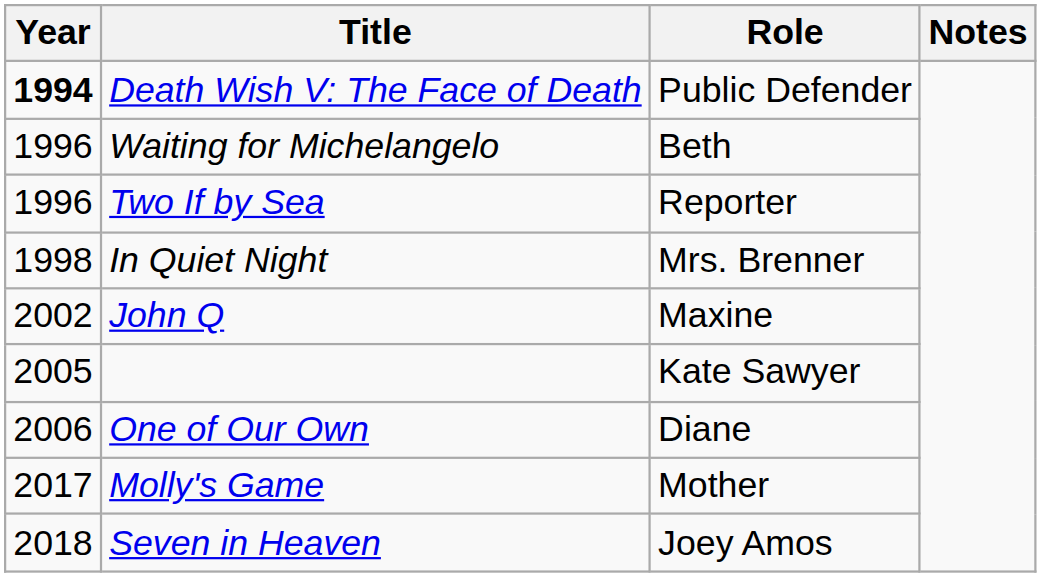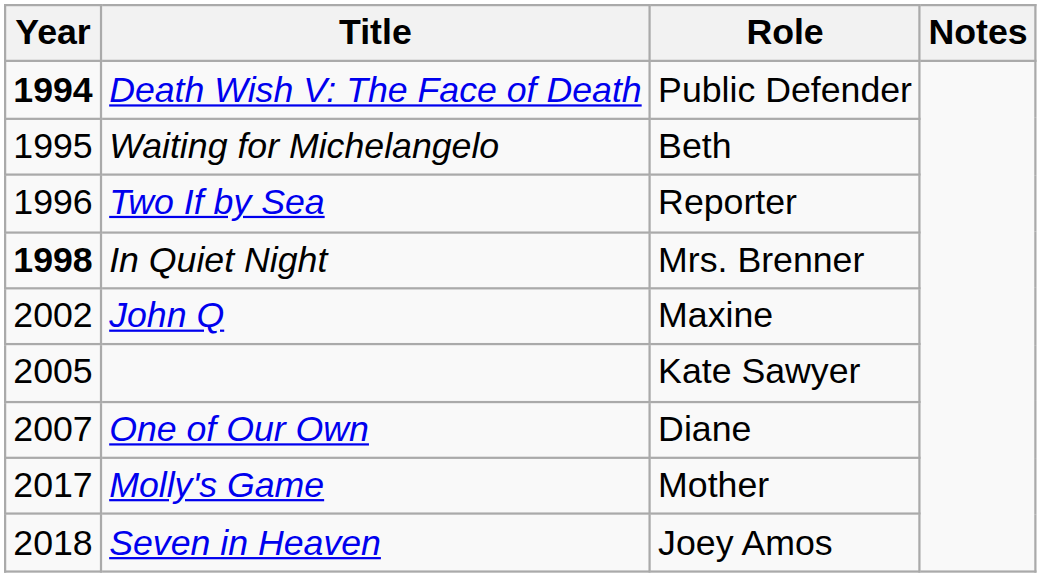(53, 145) 1996 -> (53, 145) 1995
(53, 259) normal -> (53, 259) bold
(53, 428) 2006 -> (53, 428) 2007
